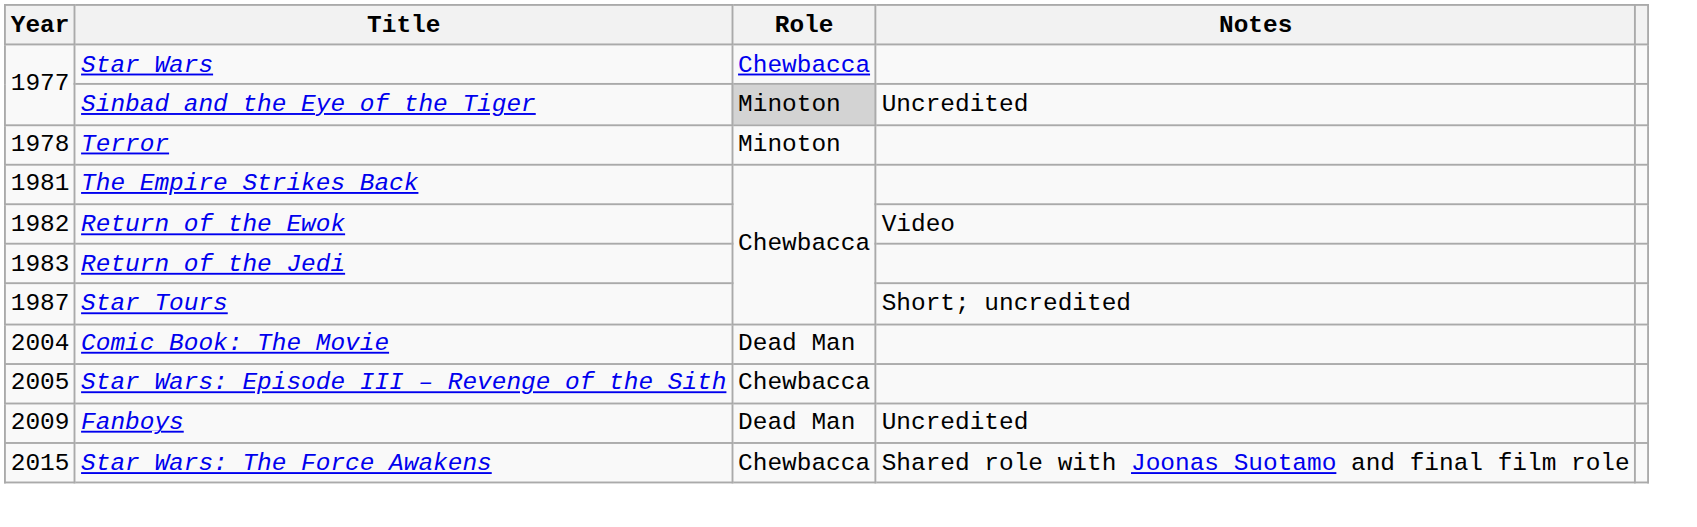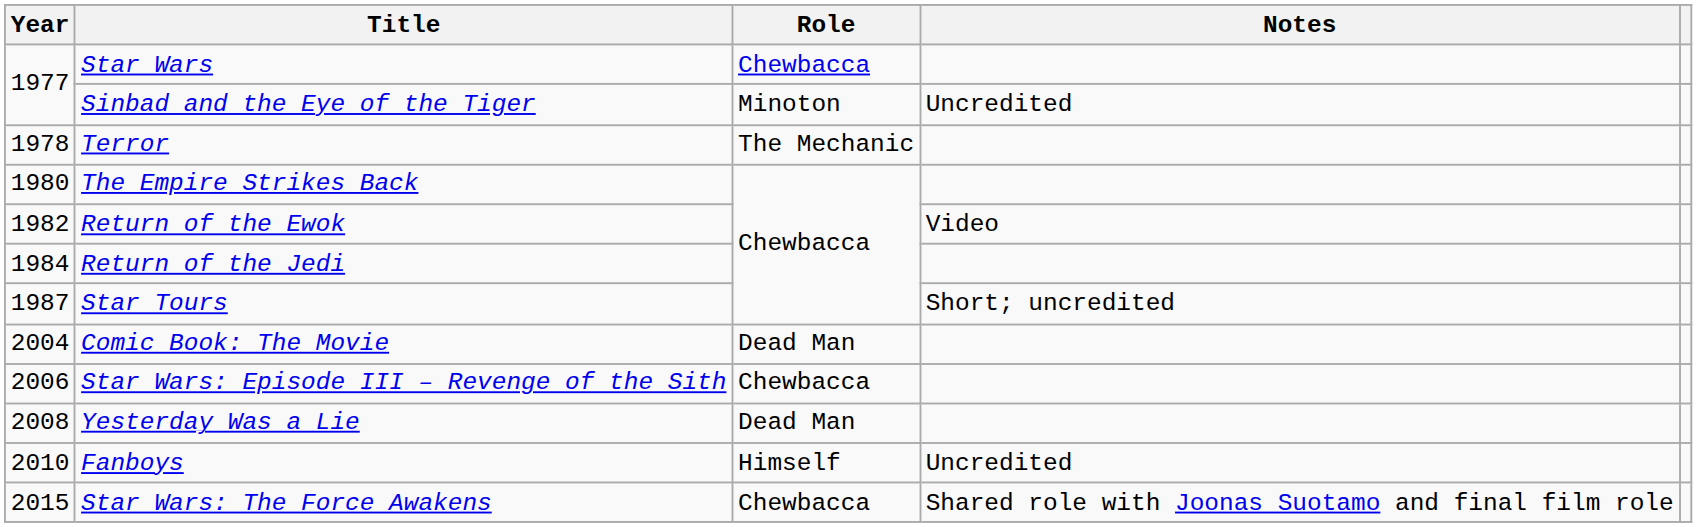(789, 105) lightgrey background -> (789, 105) no background
(789, 144) Minoton -> (826, 144) The Mechanic
(40, 184) 1981 -> (40, 184) 1980
(40, 264) 1983 -> (40, 264) 1984
(40, 383) 2005 -> (40, 383) 2006
+ row: (220, 423)
(40, 423) 2009 -> (40, 463) 2010
(797, 423) Dead Man -> (789, 463) Himself
